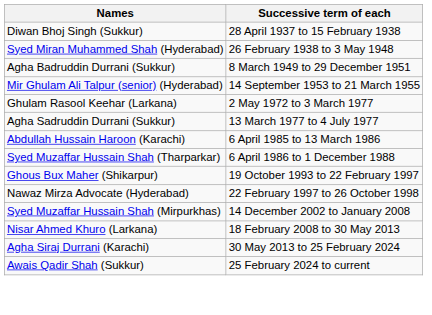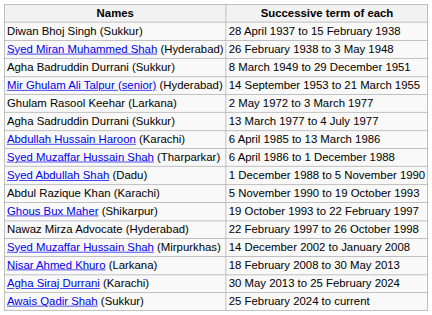+ row: (77, 175)
+ row: (83, 193)
